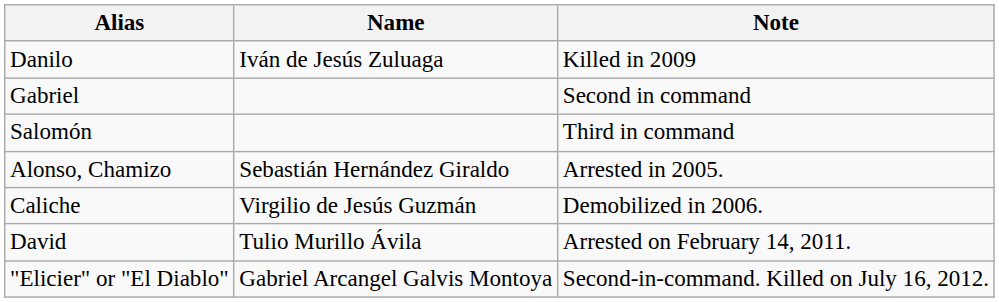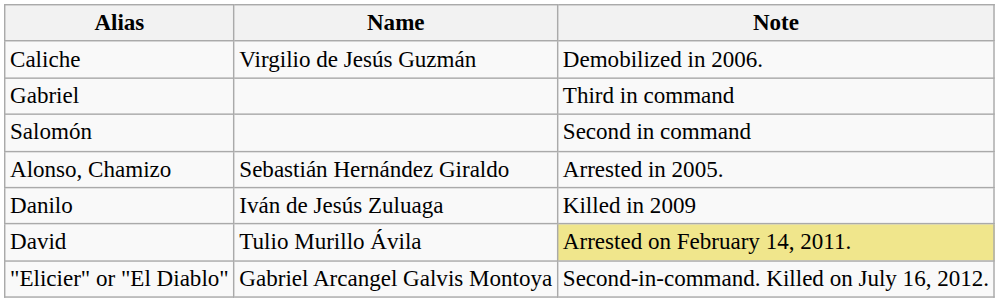rows swapped: (41, 59) <-> (45, 205)
(657, 95) Second in command -> (649, 95) Third in command
(649, 132) Third in command -> (657, 132) Second in command
(707, 242) no background -> (707, 242) khaki background
